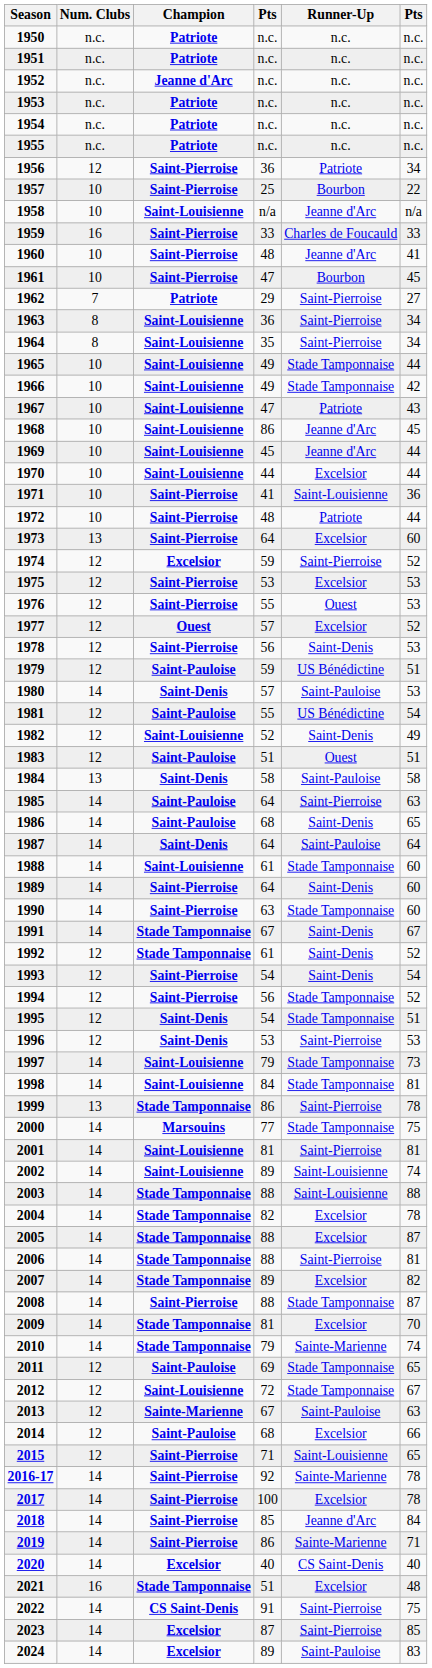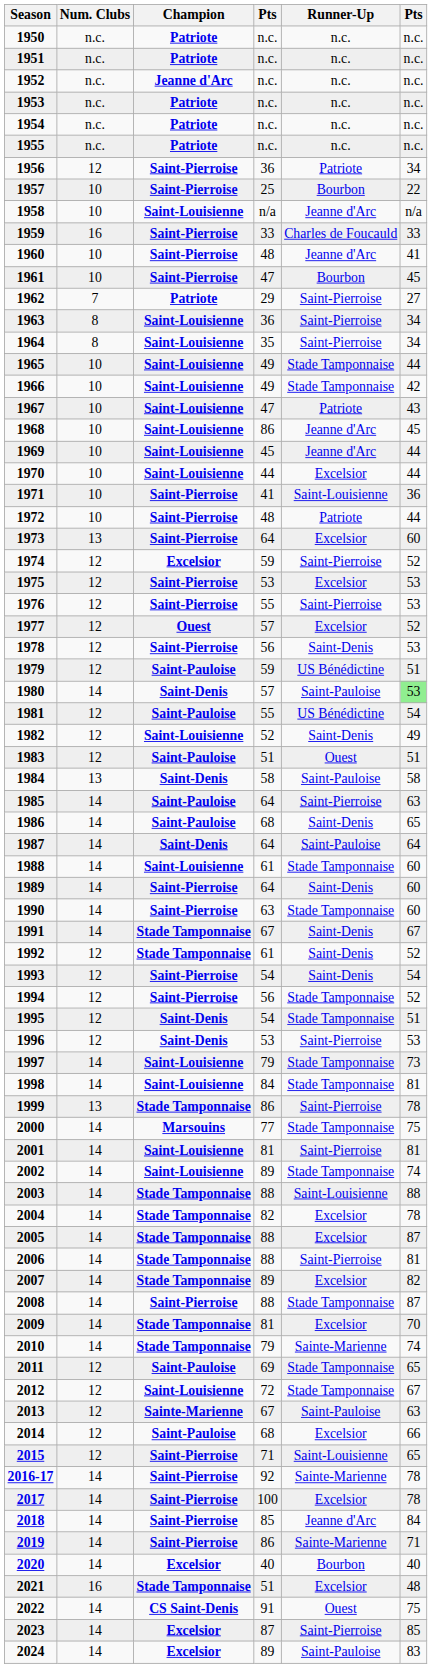(341, 604) Ouest -> (341, 604) Saint-Pierroise
(414, 691) no background -> (414, 691) lightgreen background
(341, 1172) Saint-Louisienne -> (341, 1172) Stade Tamponnaise
(341, 1564) CS Saint-Denis -> (341, 1564) Bourbon
(341, 1608) Saint-Pierroise -> (341, 1608) Ouest
